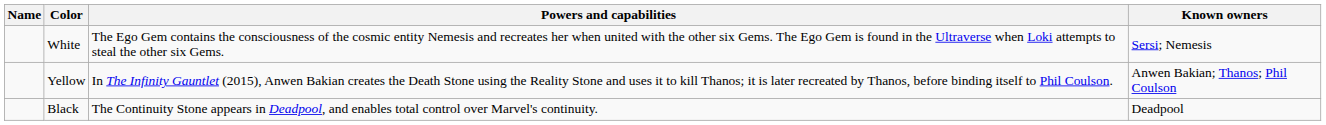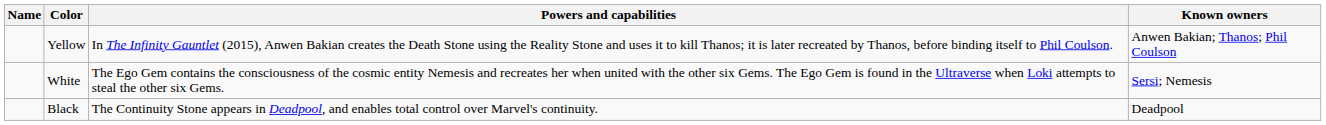rows swapped: (64, 44) <-> (66, 80)
